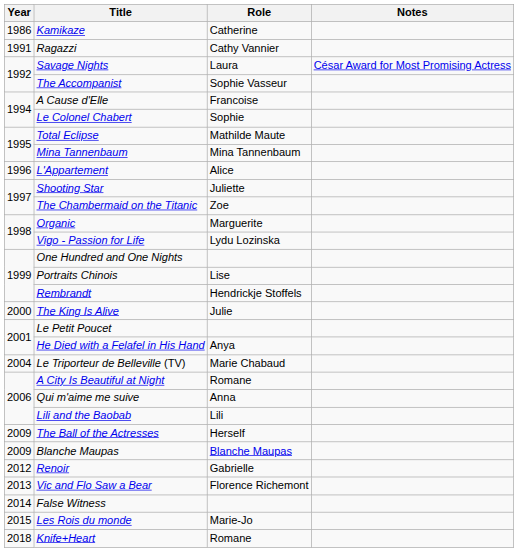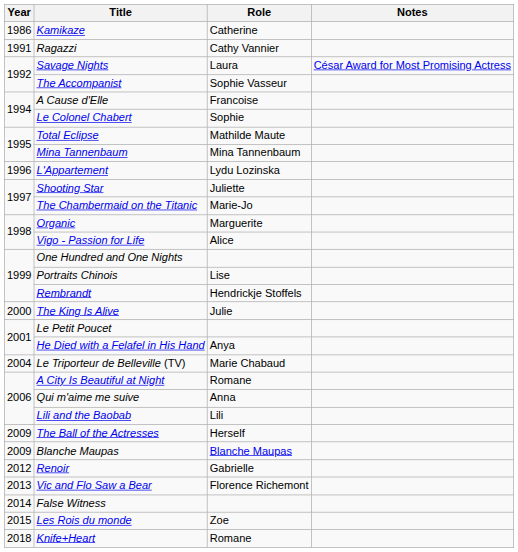(222, 170) Alice -> (245, 170) Lydu Lozinska
(219, 205) Zoe -> (231, 205) Marie-Jo
(245, 240) Lydu Lozinska -> (222, 240) Alice
(231, 521) Marie-Jo -> (219, 521) Zoe
